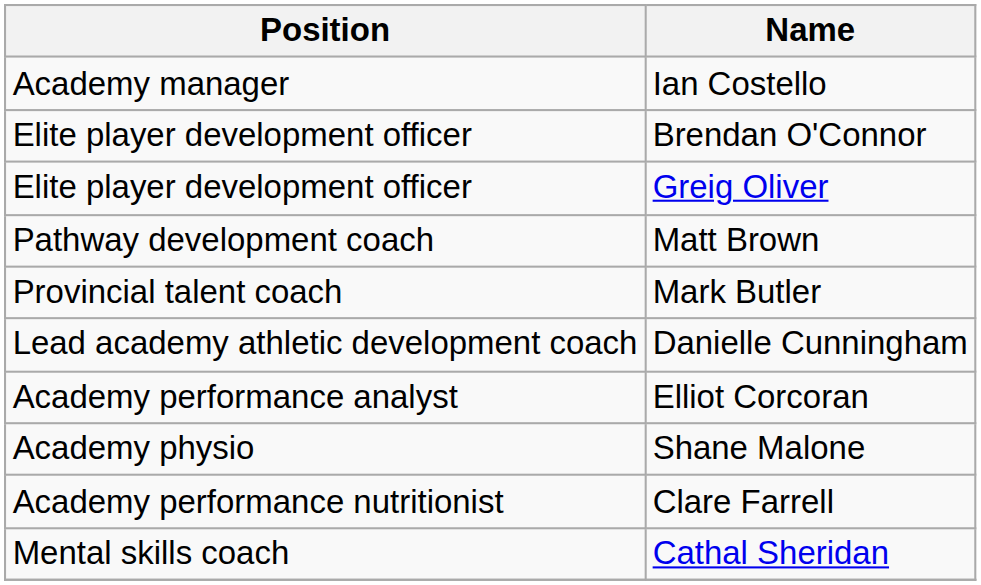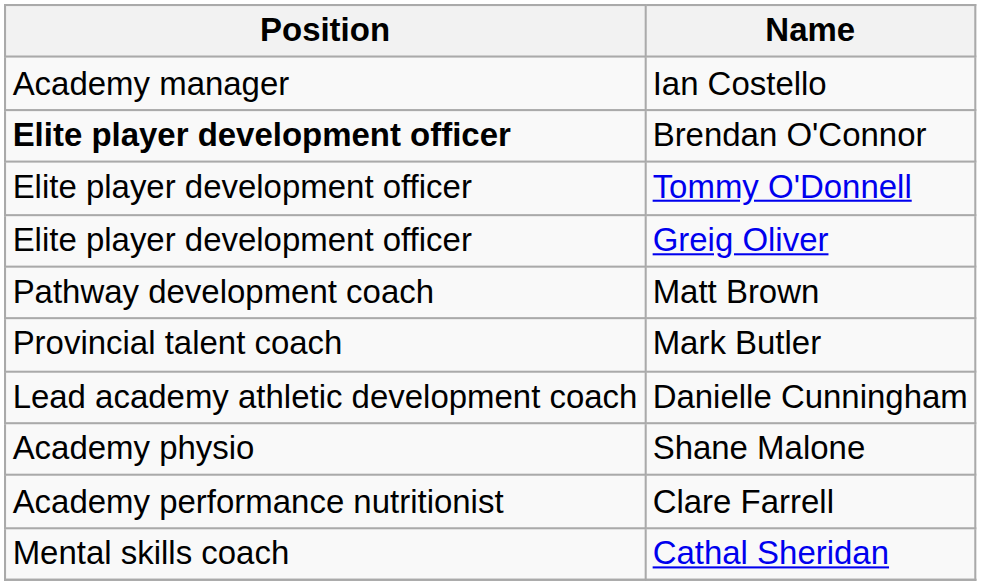(242, 135) normal -> (262, 135) bold
+ row: (782, 187)
- row: (761, 396)
